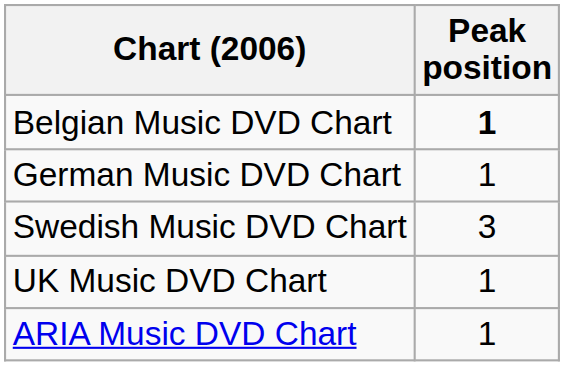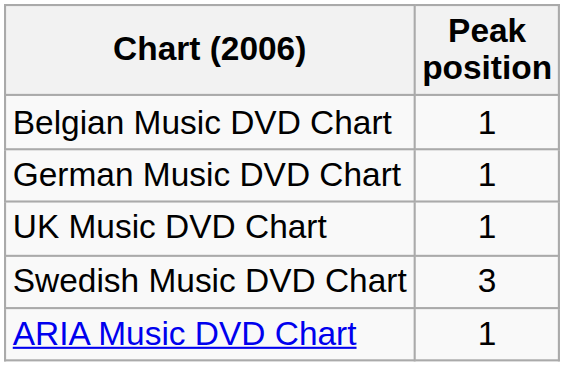(487, 121) bold -> (487, 121) normal
rows swapped: (210, 227) <-> (170, 280)
